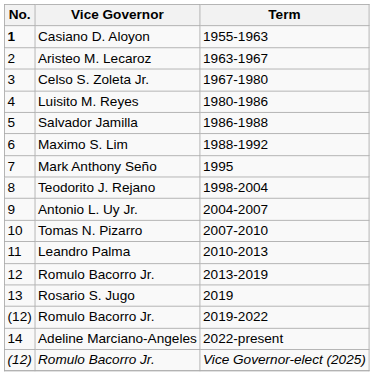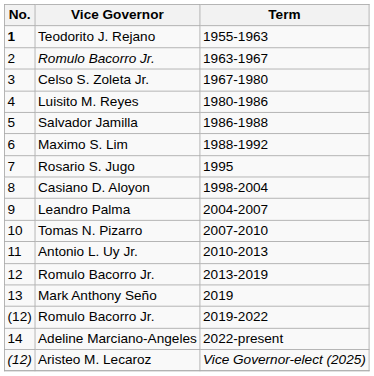(94, 36) Casiano D. Aloyon -> (97, 36) Teodorito J. Rejano
(95, 58) Aristeo M. Lecaroz -> (96, 58) Romulo Bacorro Jr.
(97, 166) Mark Anthony Seño -> (86, 166) Rosario S. Jugo
(97, 187) Teodorito J. Rejano -> (94, 187) Casiano D. Aloyon
(88, 209) Antonio L. Uy Jr. -> (84, 209) Leandro Palma
(84, 252) Leandro Palma -> (88, 252) Antonio L. Uy Jr.
(86, 295) Rosario S. Jugo -> (97, 295) Mark Anthony Seño
(96, 360) Romulo Bacorro Jr. -> (95, 360) Aristeo M. Lecaroz
